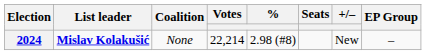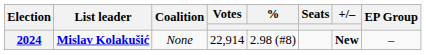(227, 39) 22,214 -> (227, 39) 22,914
(347, 39) normal -> (347, 39) bold
